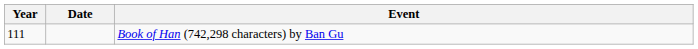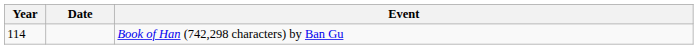(16, 34) 111 -> (16, 34) 114
